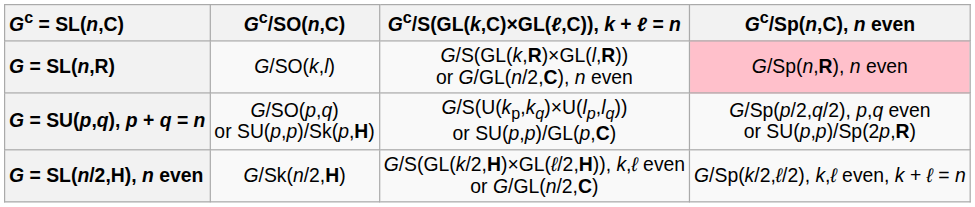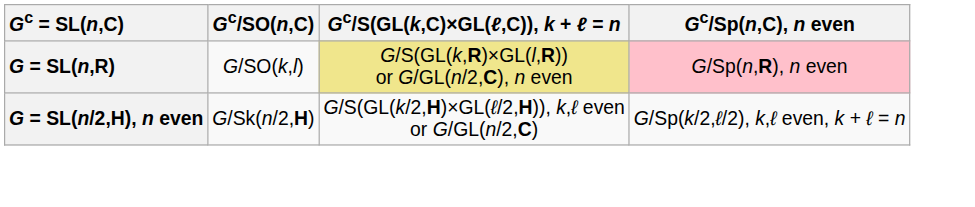(534, 66) no background -> (474, 66) khaki background
- row: (107, 121)
